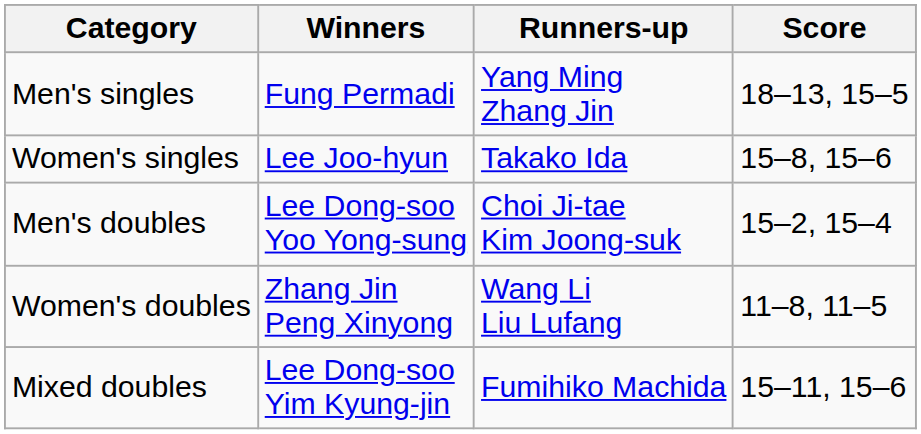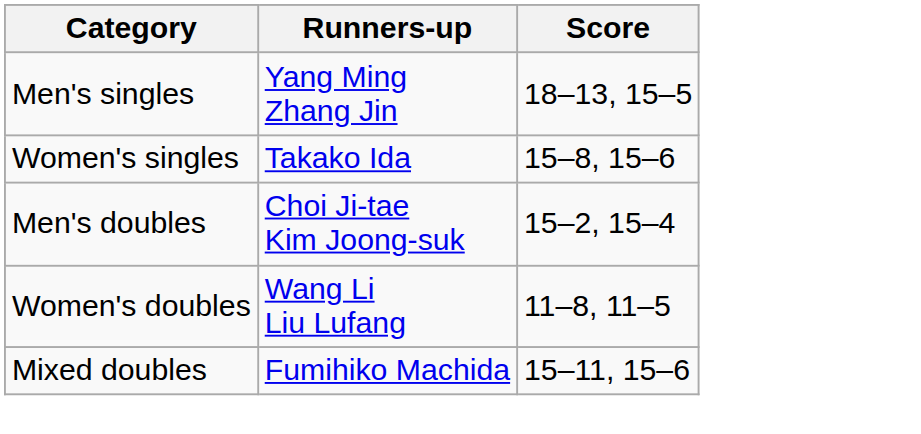- column: (366, 28)
